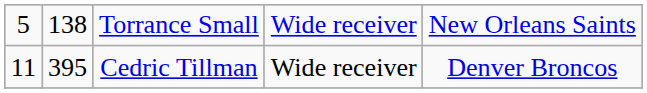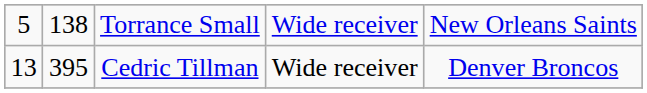(23, 66) 11 -> (24, 66) 13
